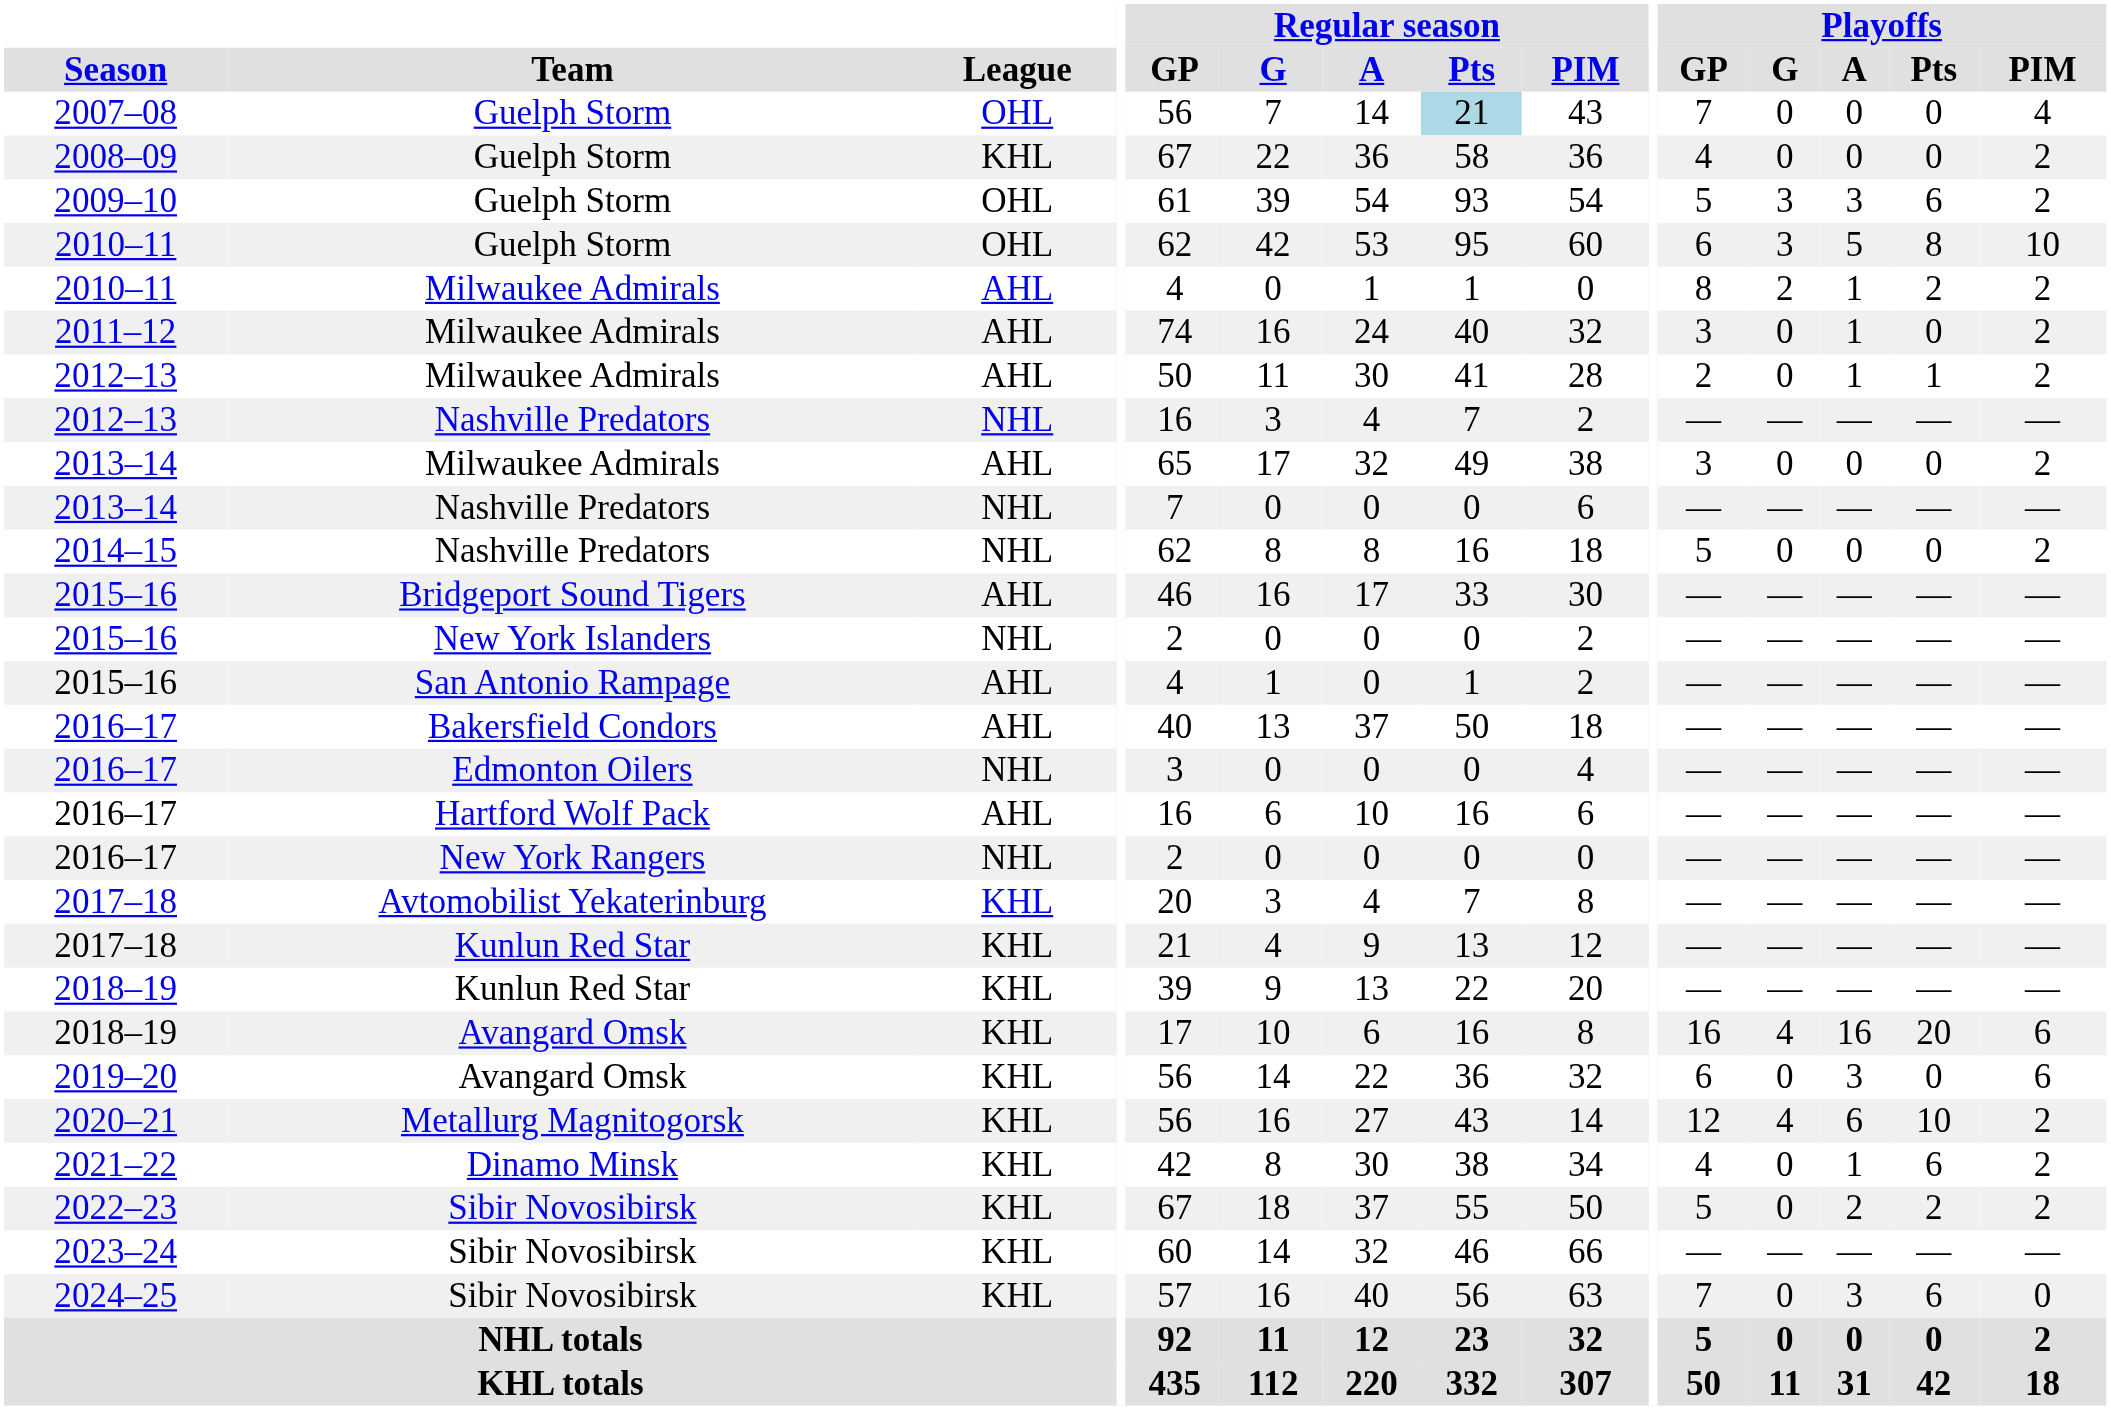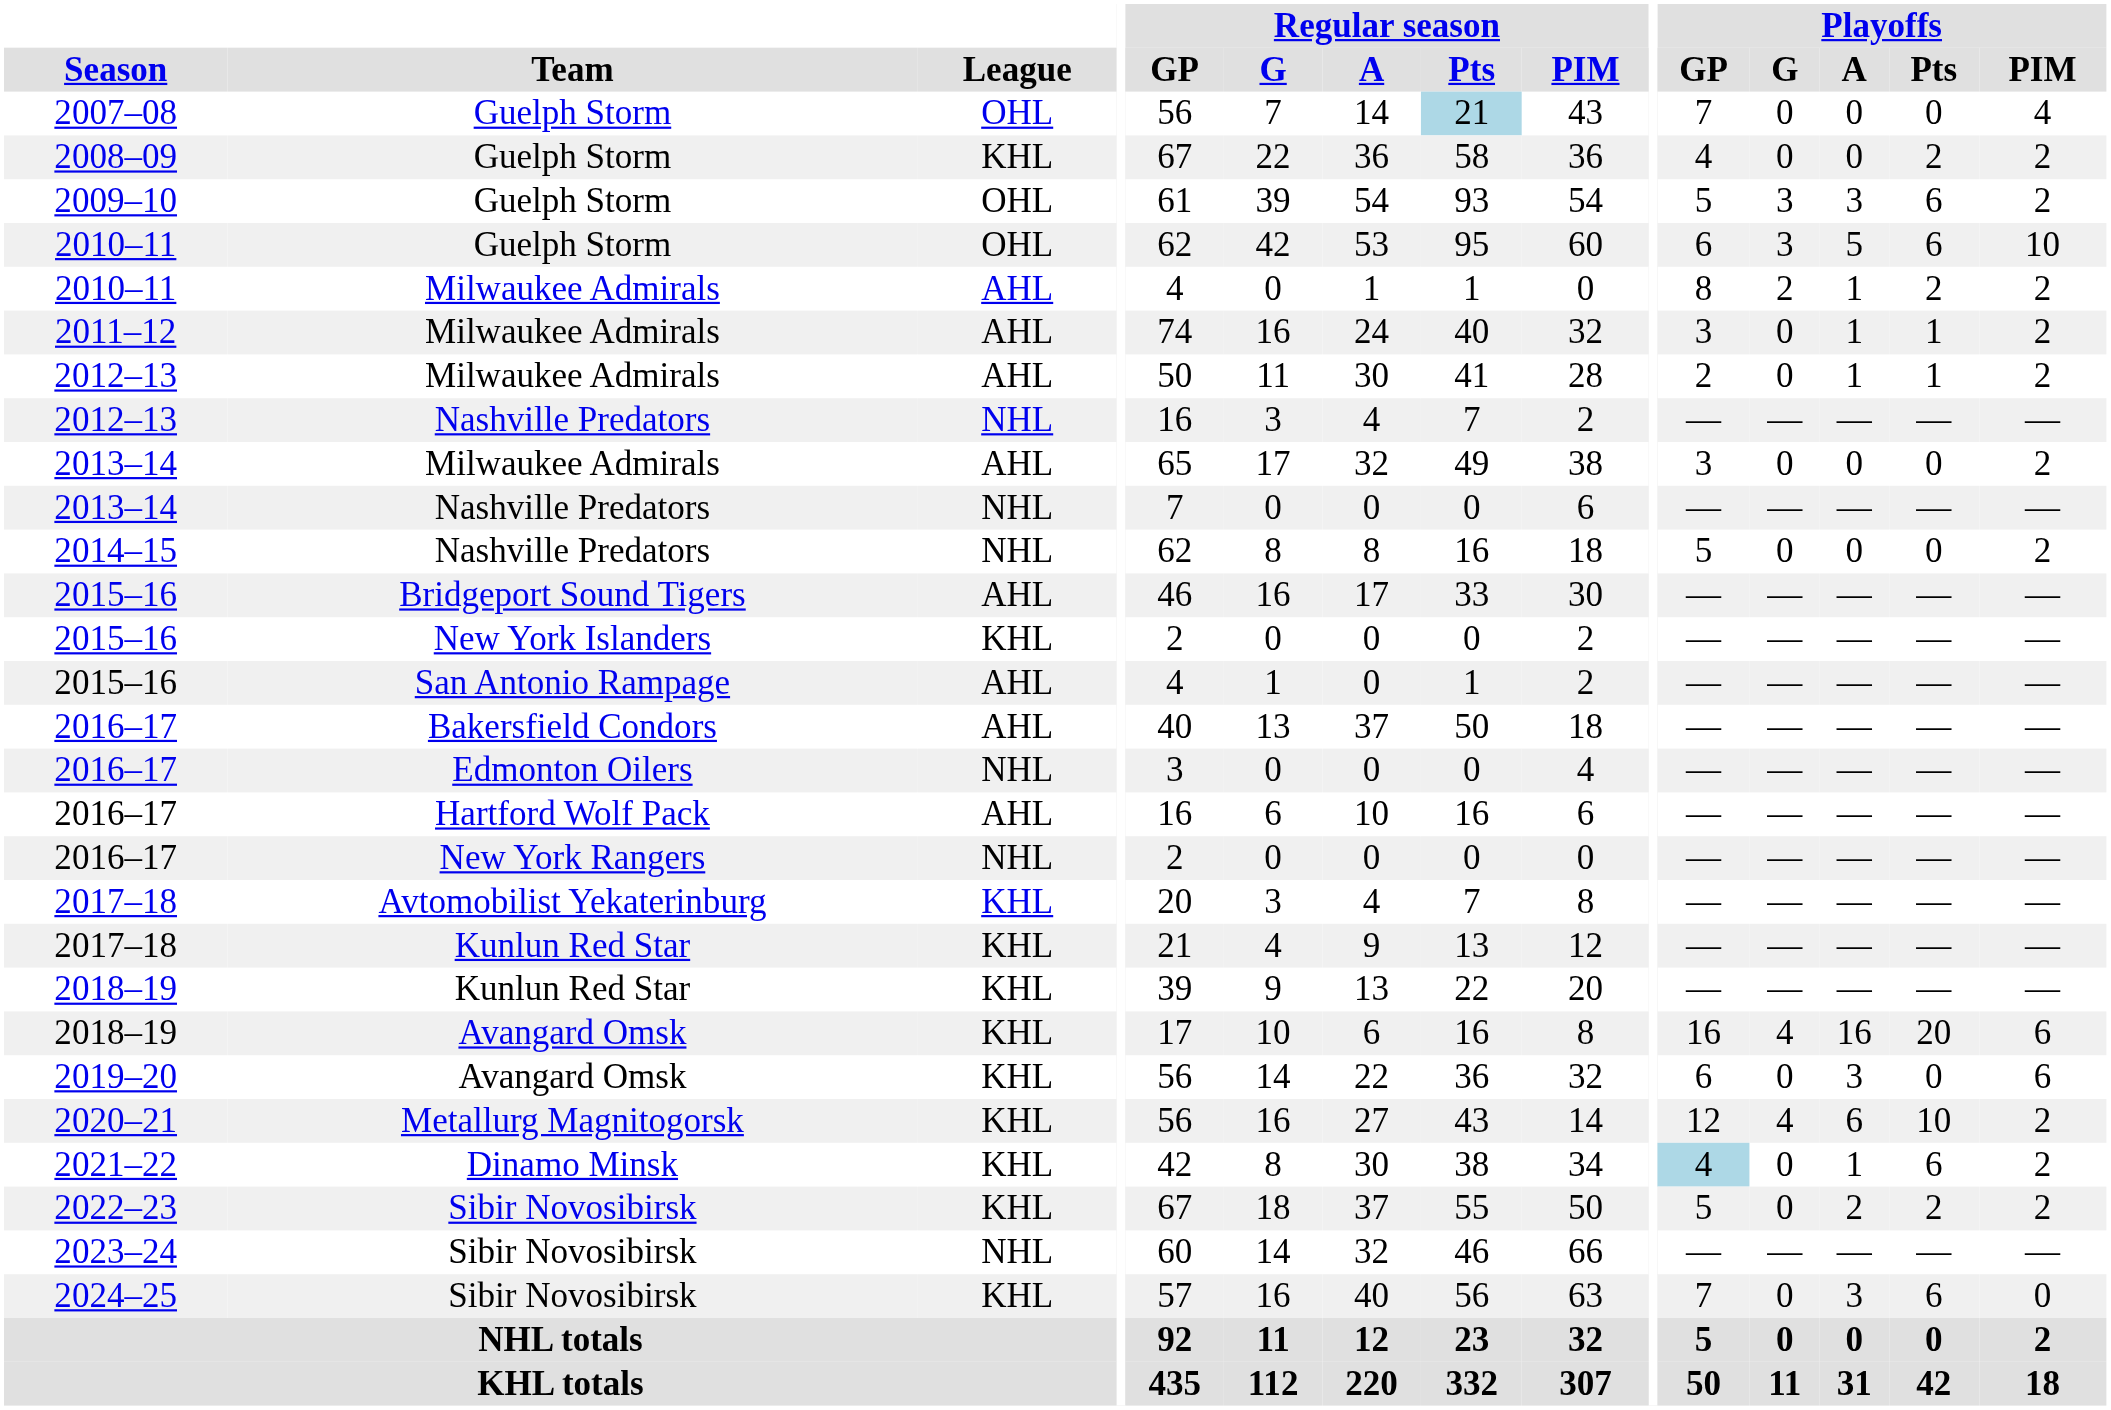(1934, 156) 0 -> (1934, 156) 2
(1934, 244) 8 -> (1934, 244) 6
(1934, 331) 0 -> (1934, 331) 1
(1017, 638) NHL -> (1017, 638) KHL
(1704, 1164) no background -> (1704, 1164) lightblue background
(1017, 1251) KHL -> (1017, 1251) NHL
